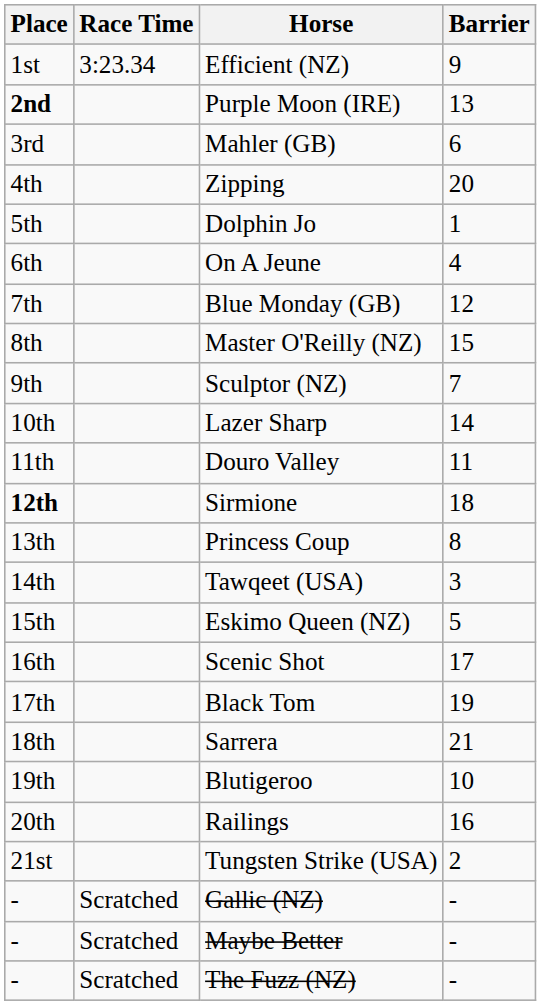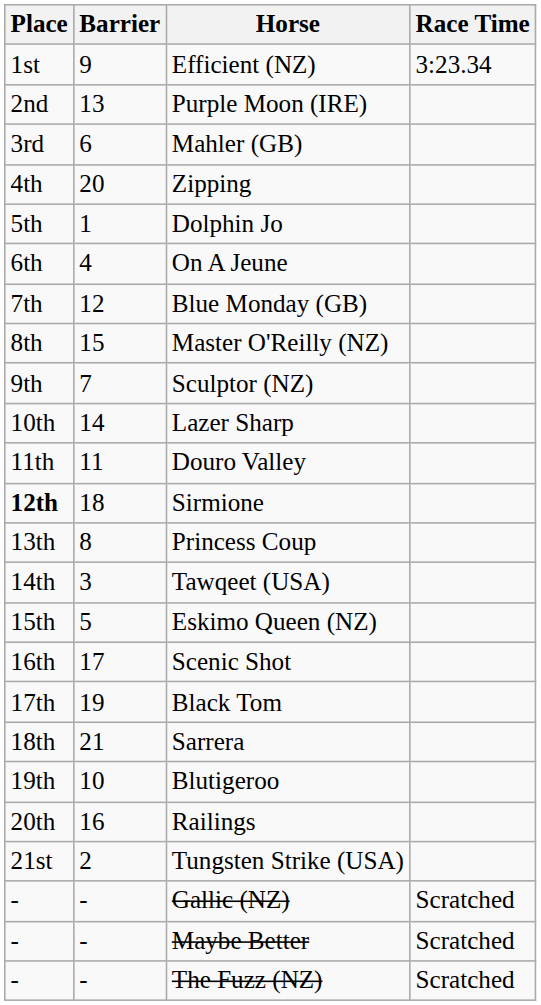columns swapped: (489, 24) <-> (136, 24)
(31, 104) bold -> (29, 104) normal
